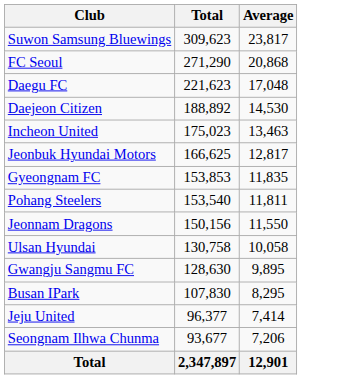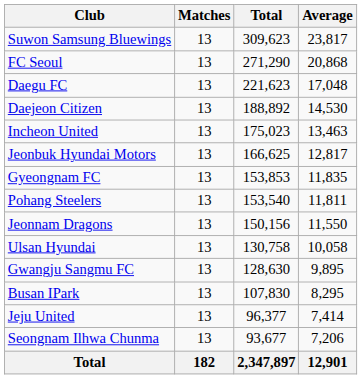+ column: (204, 16)
